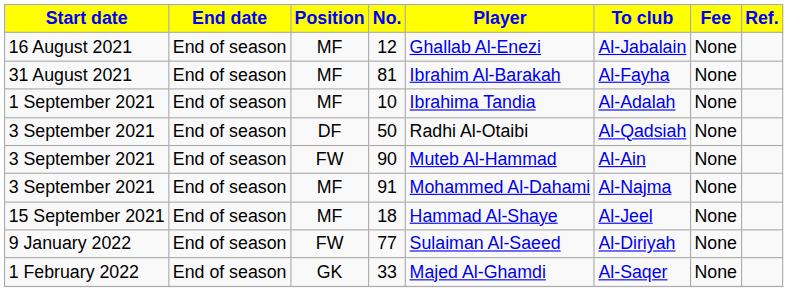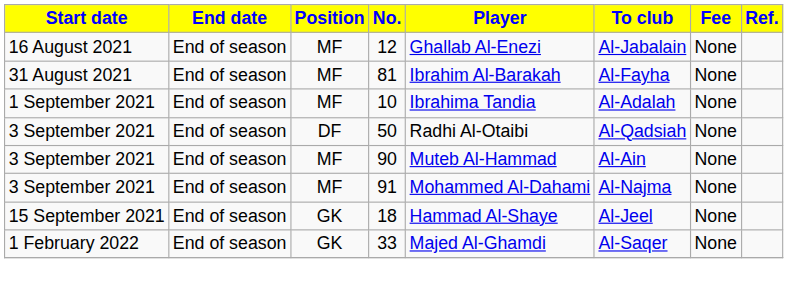(330, 159) FW -> (330, 159) MF
(330, 215) MF -> (330, 215) GK
- row: (387, 243)
